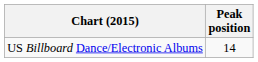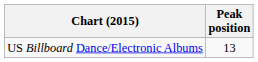(229, 47) 14 -> (229, 47) 13
